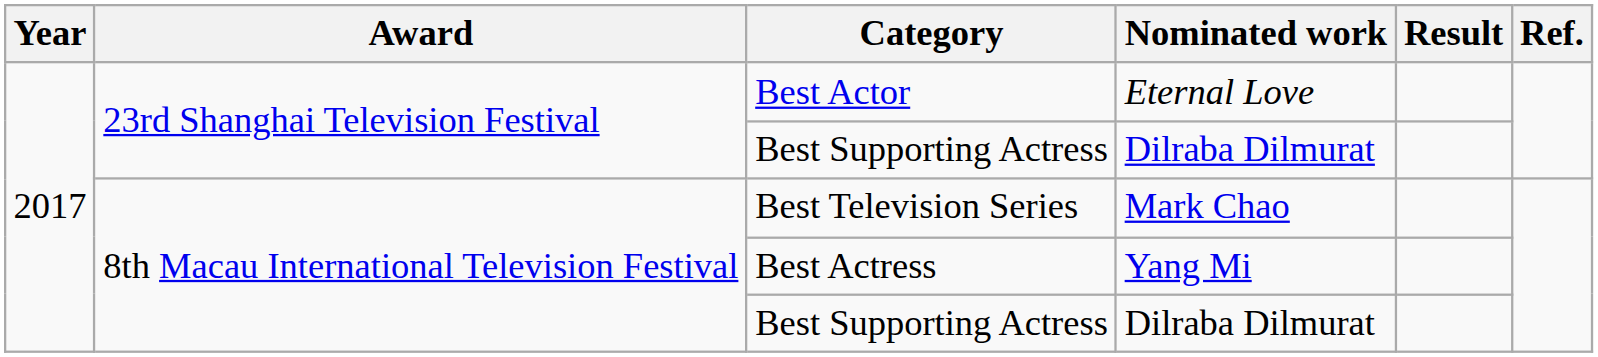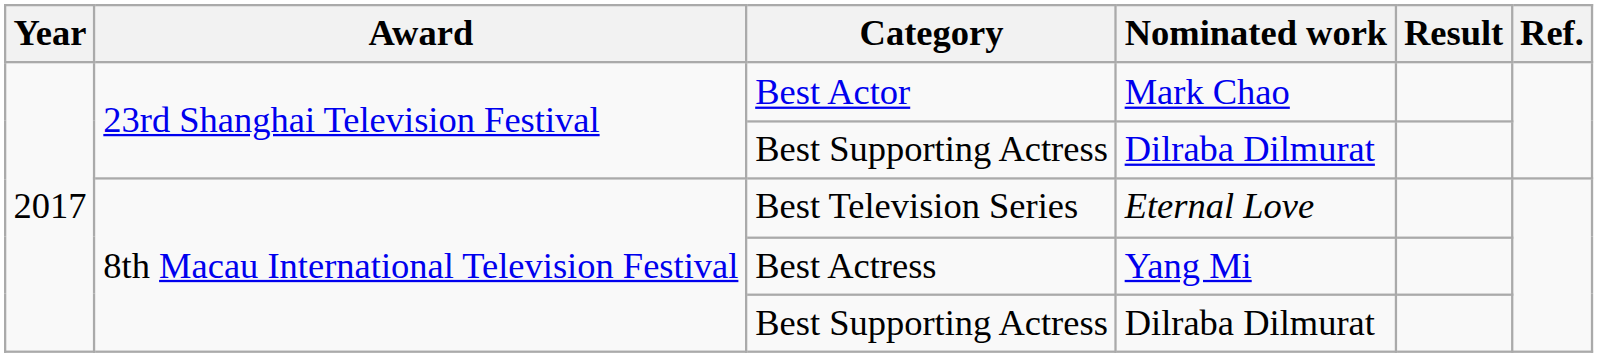(1219, 91) Eternal Love -> (1207, 91) Mark Chao
(1207, 206) Mark Chao -> (1219, 206) Eternal Love
